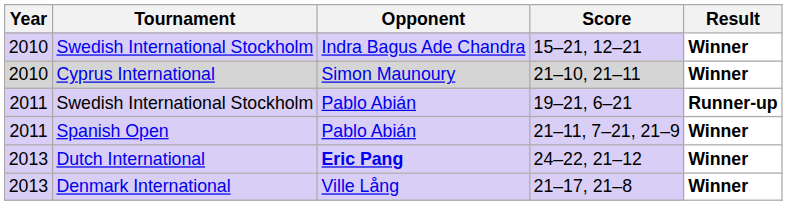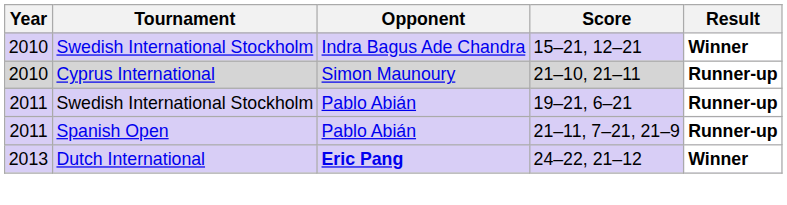(718, 75) Winner -> (733, 75) Runner-up
(718, 131) Winner -> (733, 131) Runner-up
- row: (583, 187)
